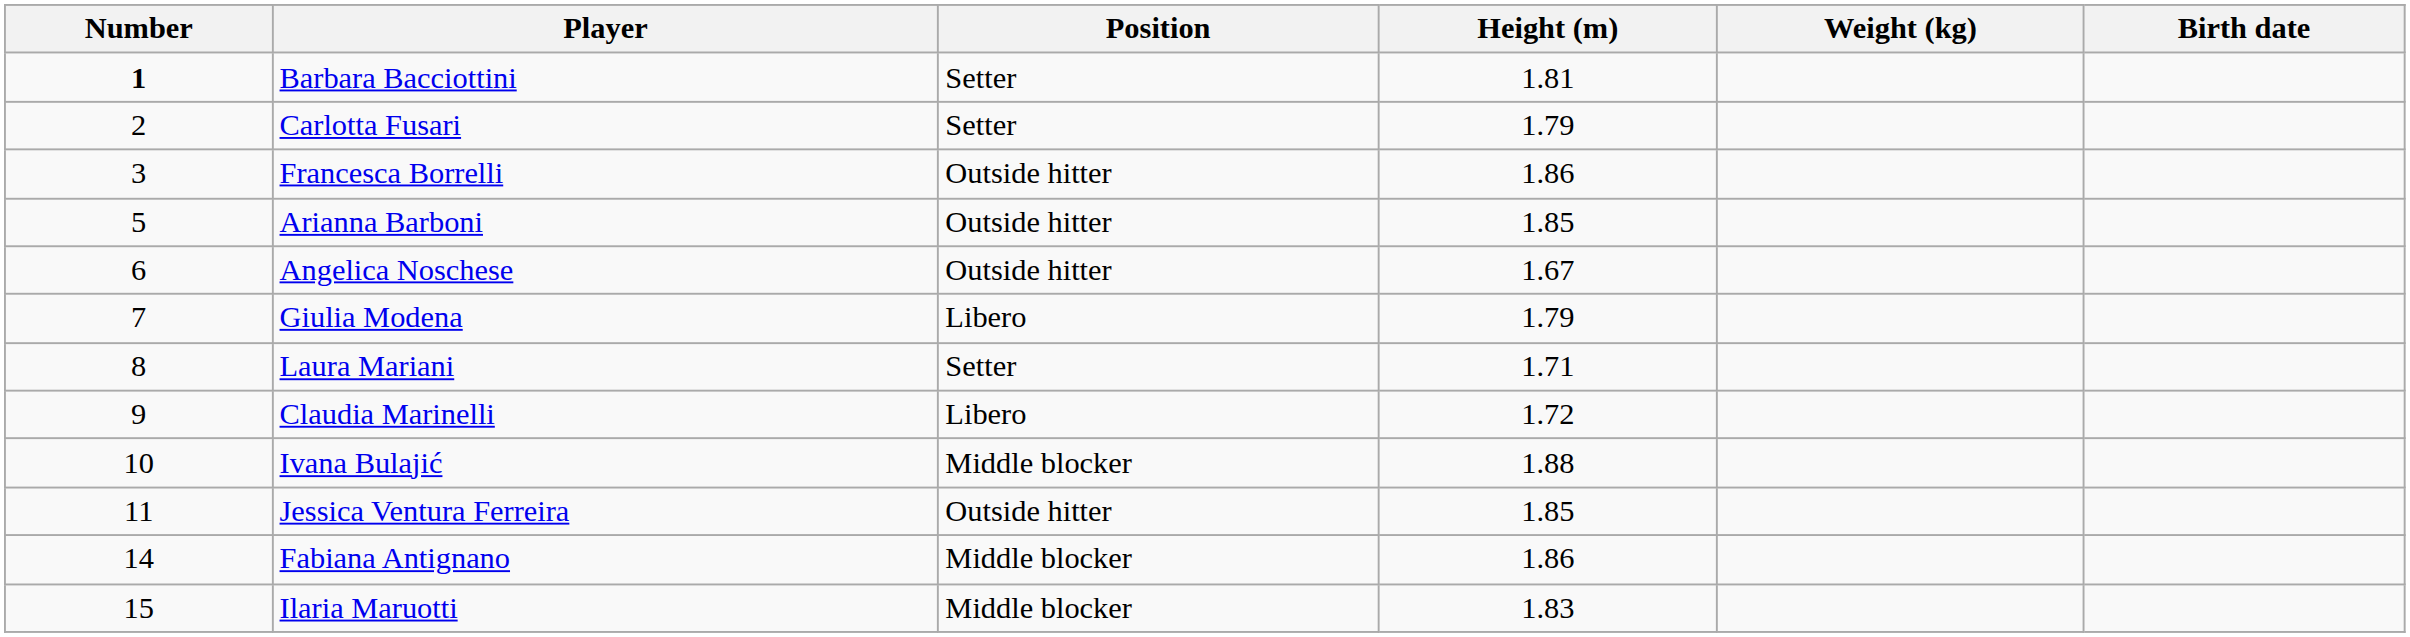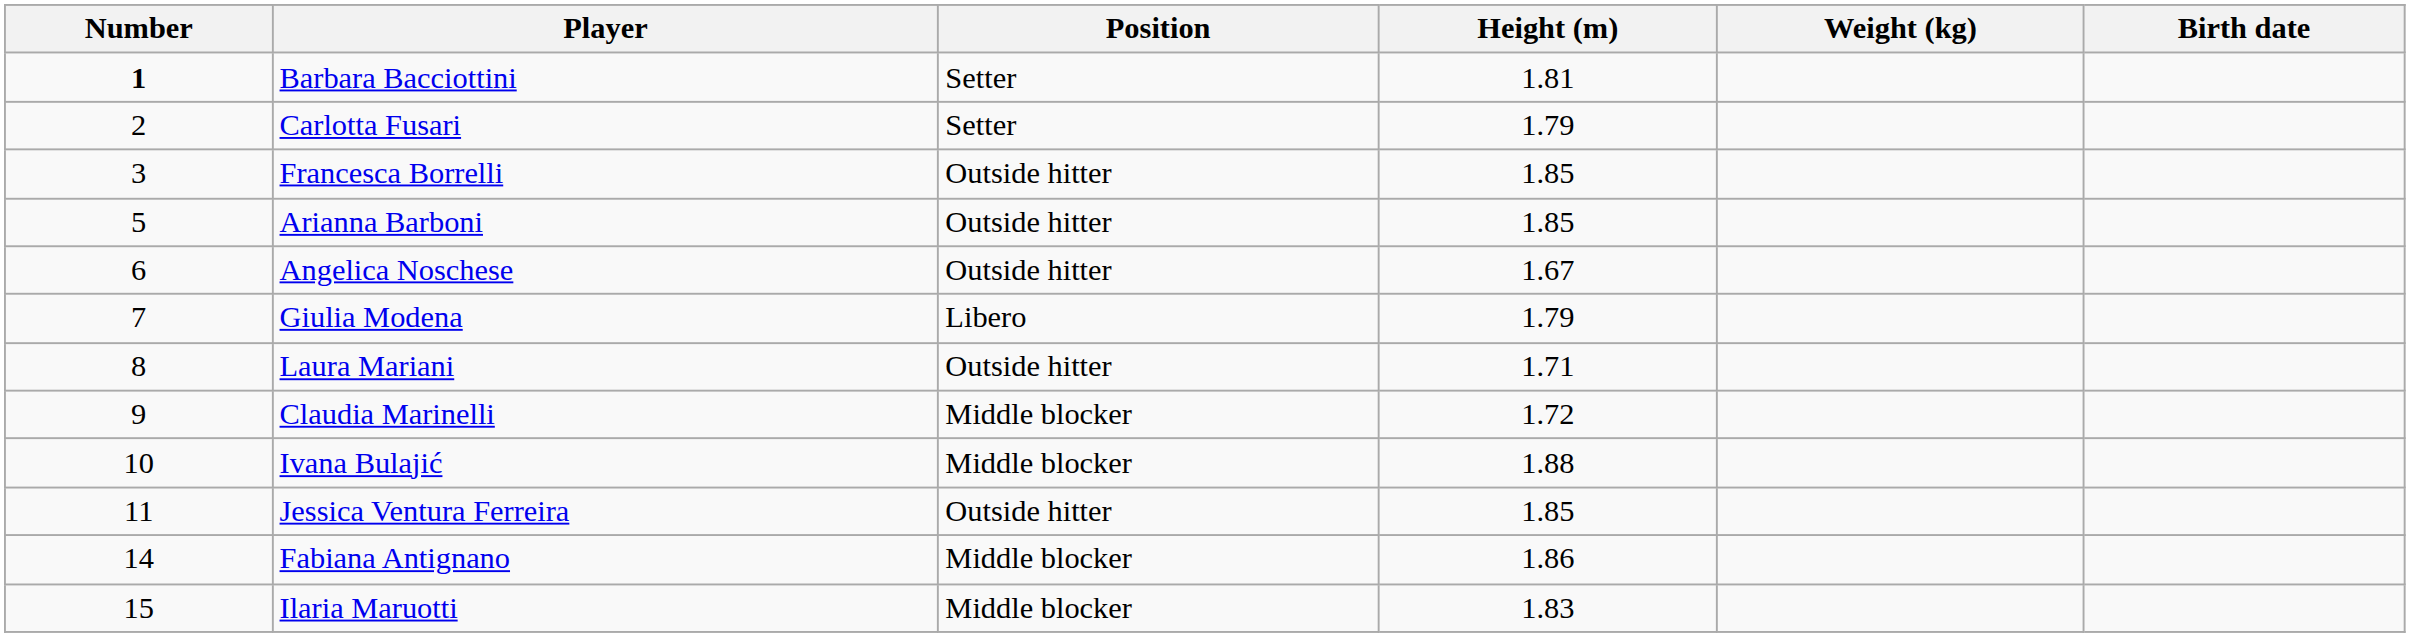(1548, 173) 1.86 -> (1548, 173) 1.85
(981, 366) Setter -> (1029, 366) Outside hitter
(986, 414) Libero -> (1039, 414) Middle blocker
